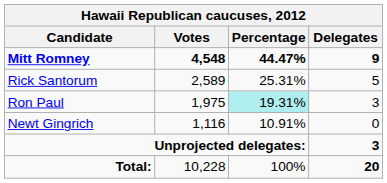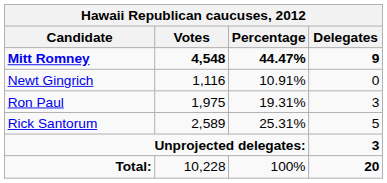rows swapped: (52, 80) <-> (51, 124)
(282, 102) paleturquoise background -> (282, 102) no background
